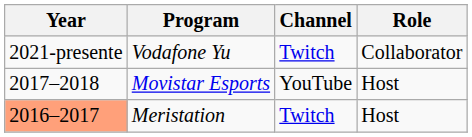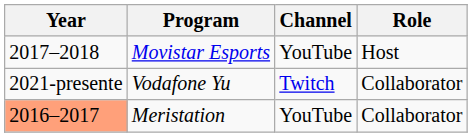rows swapped: (181, 52) <-> (201, 83)
(307, 115) Twitch -> (316, 115) YouTube
(380, 115) Host -> (412, 115) Collaborator
